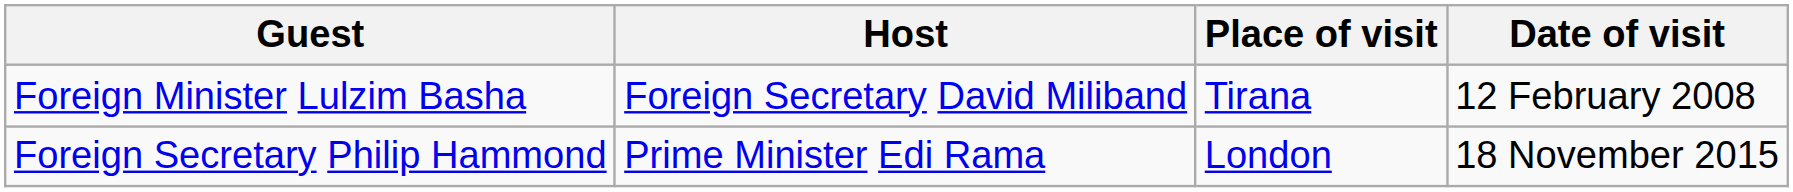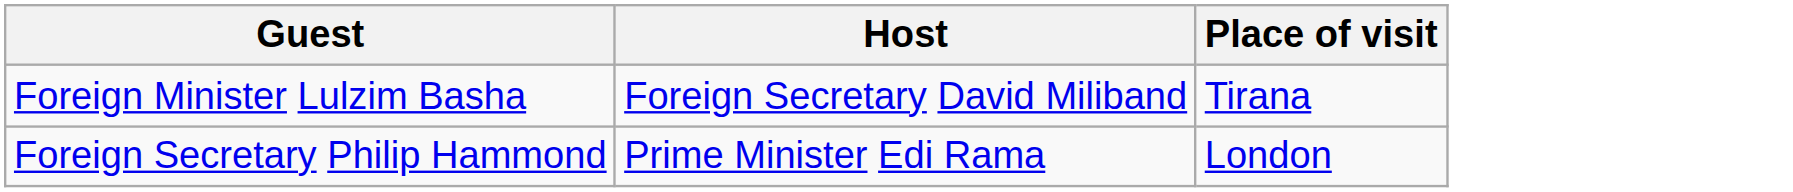- column: (1617, 34)
